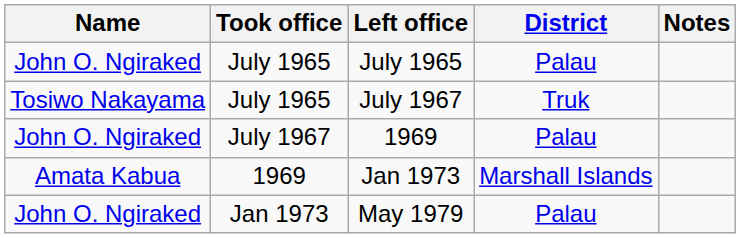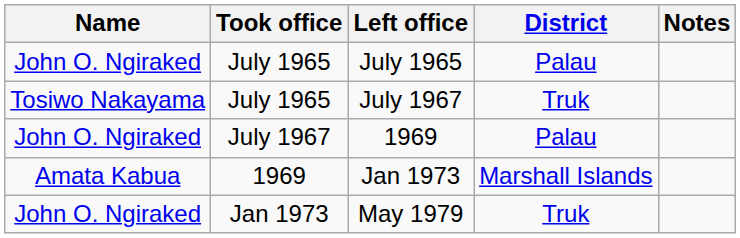(566, 213) Palau -> (566, 213) Truk
